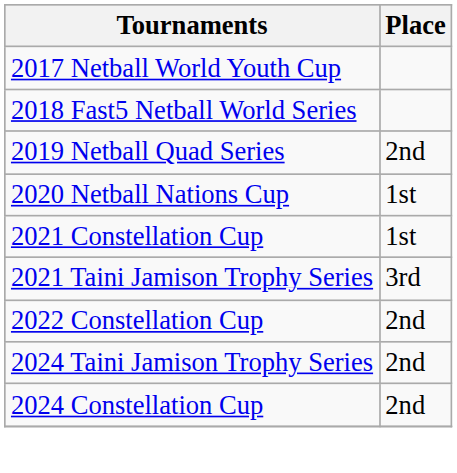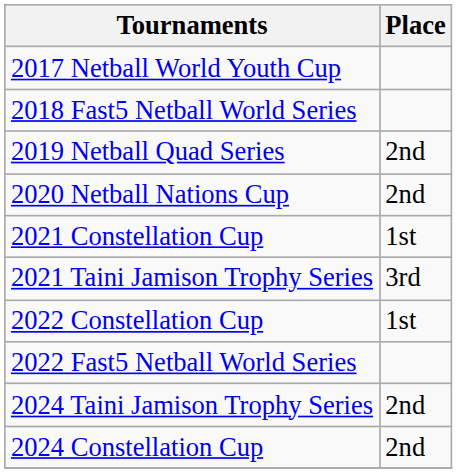(401, 194) 1st -> (405, 194) 2nd
(405, 320) 2nd -> (401, 320) 1st
+ row: (184, 362)
